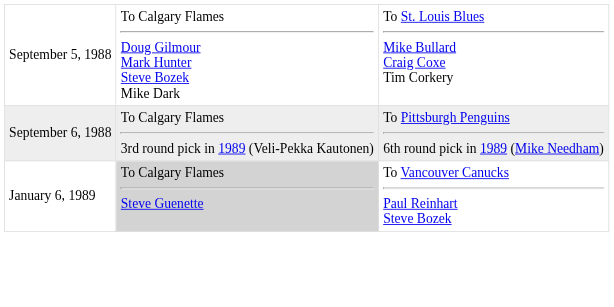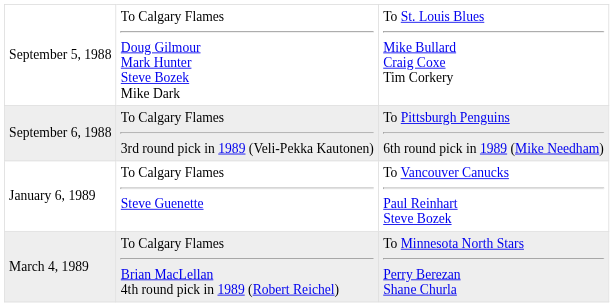(247, 188) lightgrey background -> (247, 188) no background
+ row: (49, 266)
